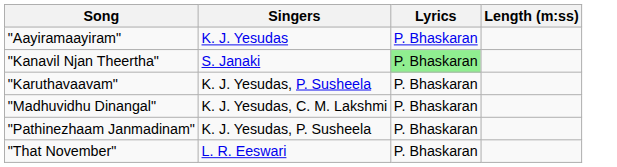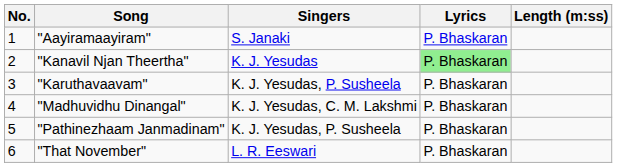+ column: (19, 16)
(245, 39) K. J. Yesudas -> (261, 39) S. Janaki
(231, 61) S. Janaki -> (274, 61) K. J. Yesudas
